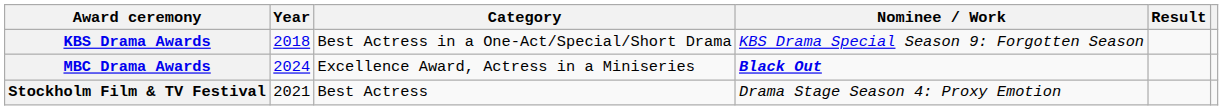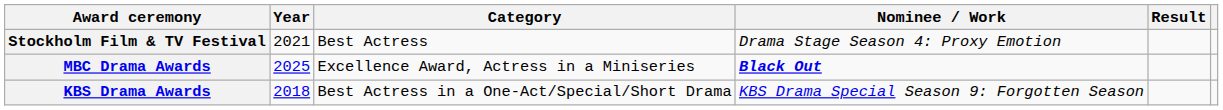rows swapped: (137, 42) <-> (137, 92)
(292, 67) 2024 -> (292, 67) 2025
